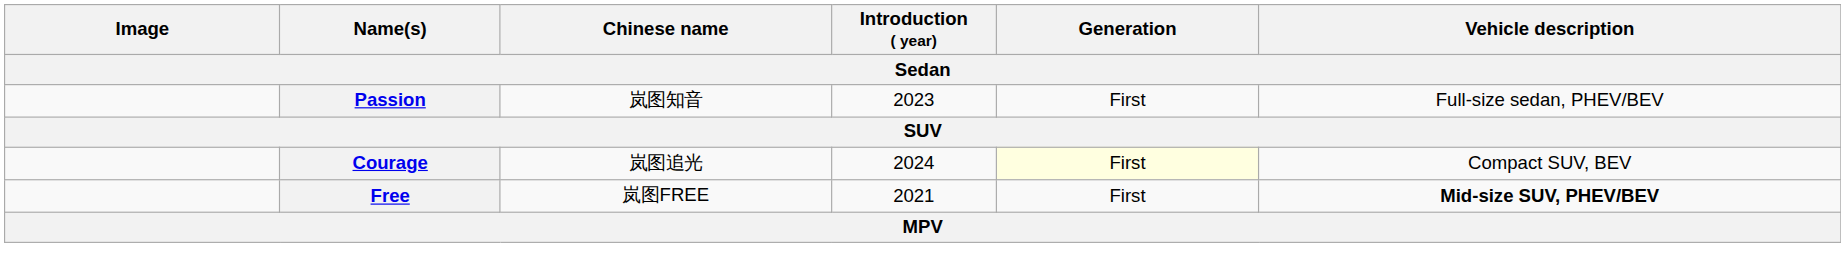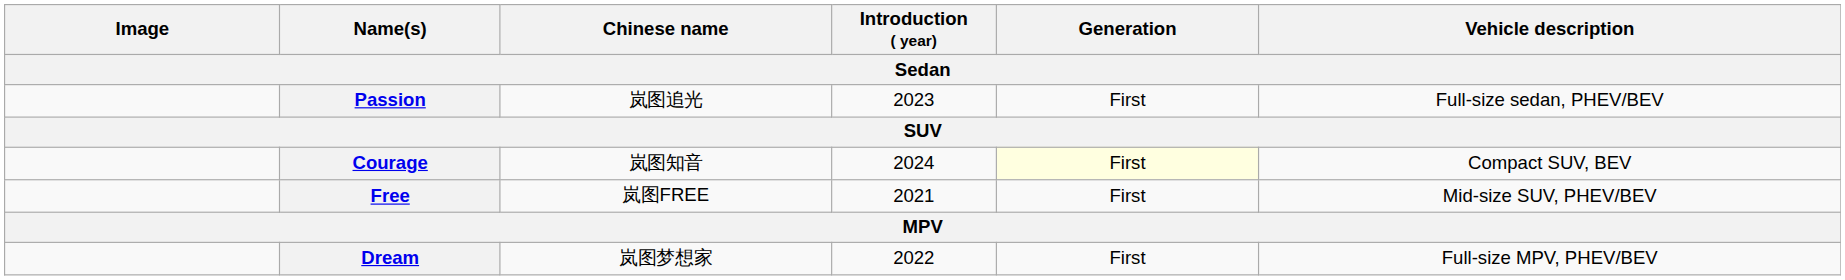(666, 100) 岚图知音 -> (666, 100) 岚图追光
(666, 162) 岚图追光 -> (666, 162) 岚图知音
(1550, 195) bold -> (1550, 195) normal
+ row: (390, 258)
